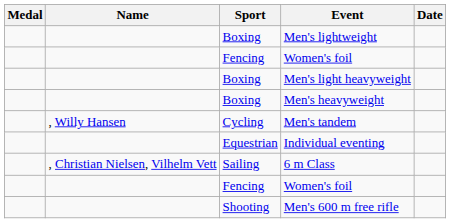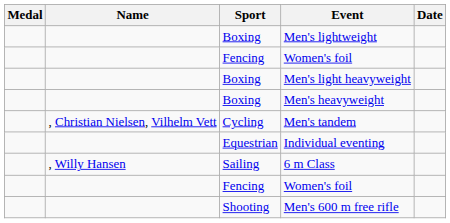(87, 121) , Willy Hansen -> (133, 121) , Christian Nielsen, Vilhelm Vett
(133, 164) , Christian Nielsen, Vilhelm Vett -> (87, 164) , Willy Hansen
